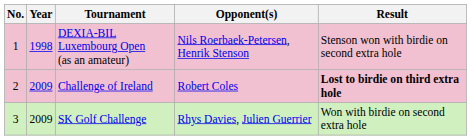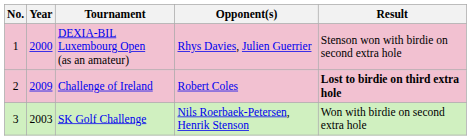(41, 46) 1998 -> (41, 46) 2000
(234, 46) Nils Roerbaek-Petersen, Henrik Stenson -> (244, 46) Rhys Davies, Julien Guerrier
(41, 119) 2009 -> (41, 119) 2003
(244, 119) Rhys Davies, Julien Guerrier -> (234, 119) Nils Roerbaek-Petersen, Henrik Stenson
